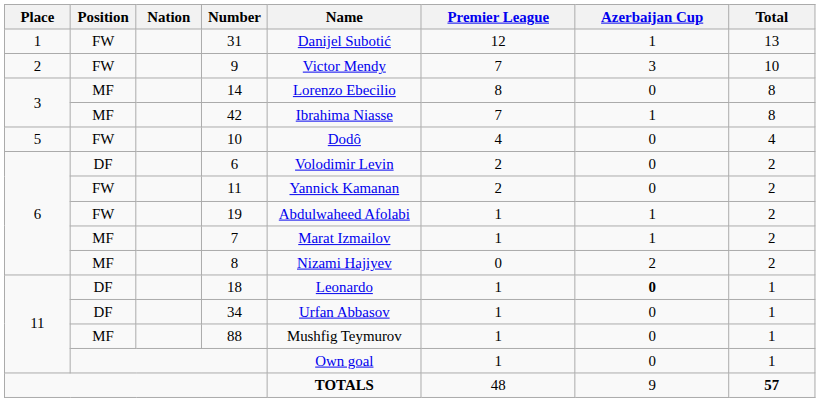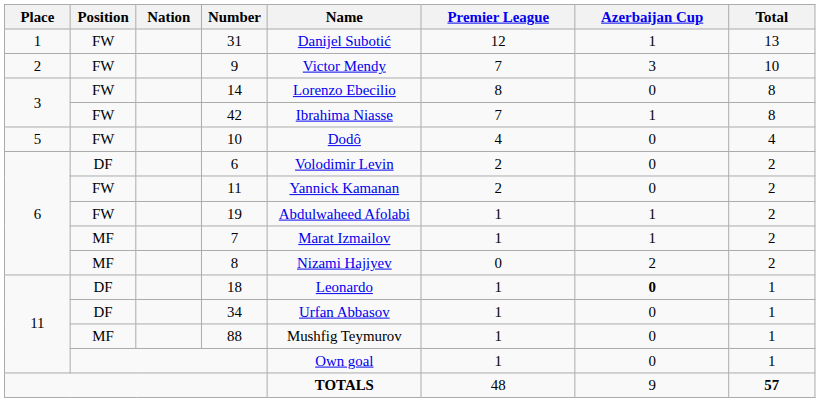(103, 90) MF -> (103, 90) FW
(103, 115) MF -> (103, 115) FW
